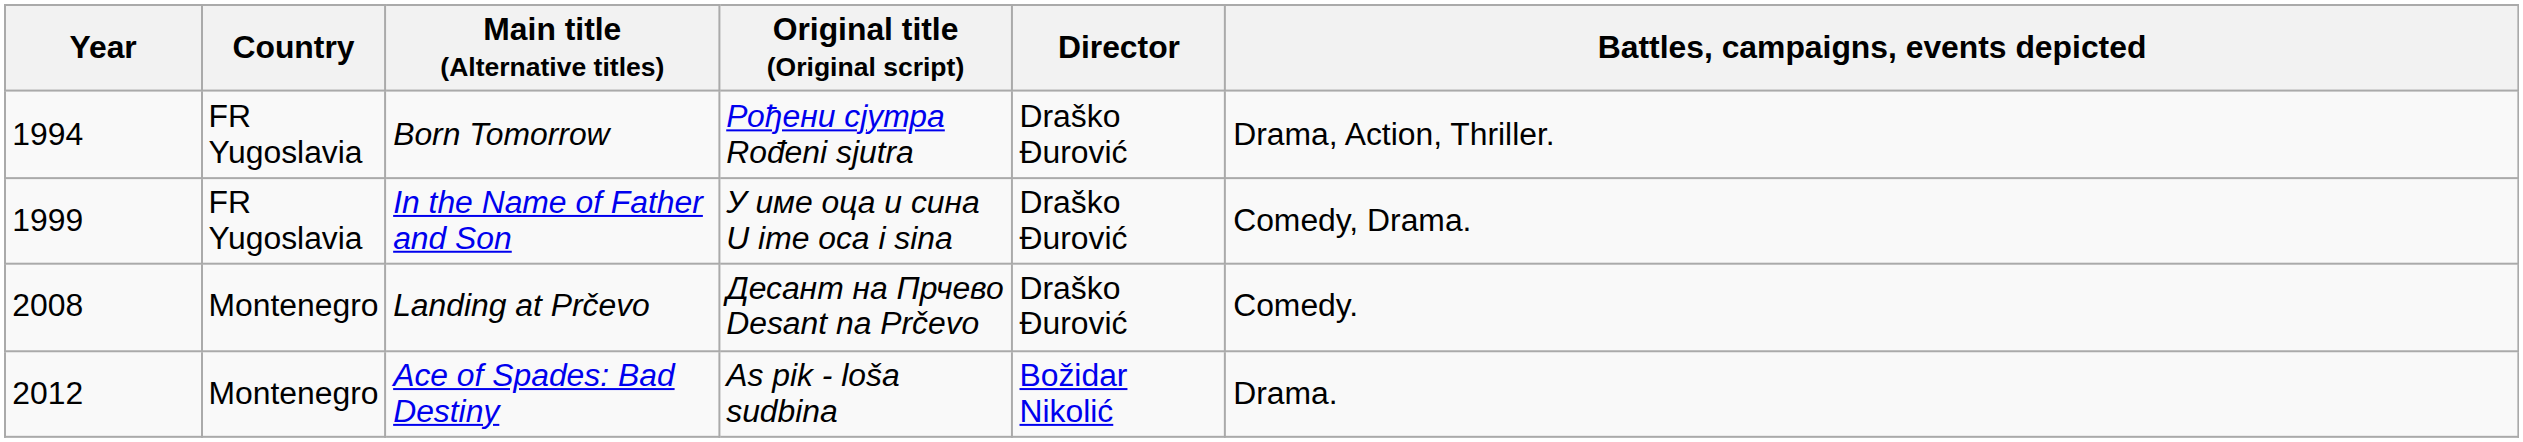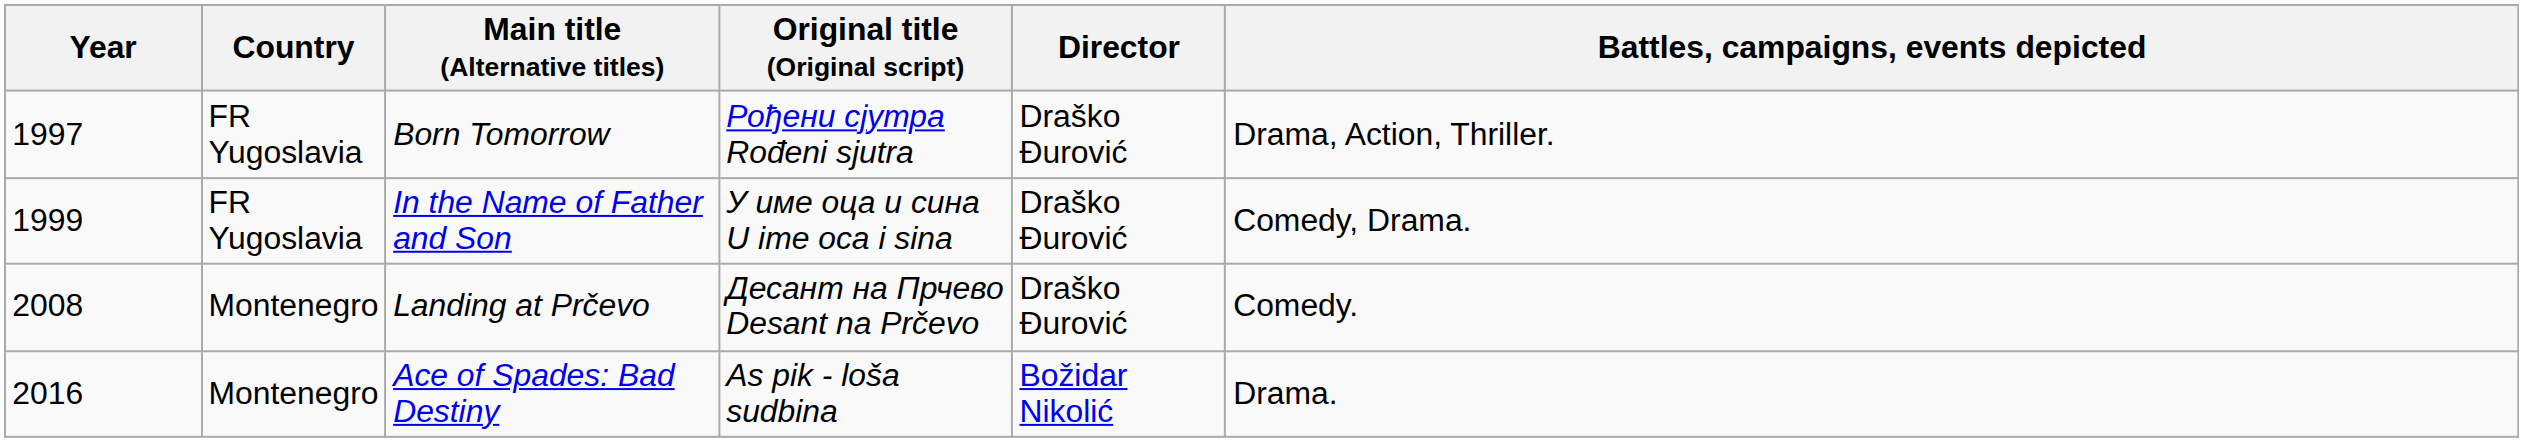(48, 133) 1994 -> (48, 133) 1997
(48, 392) 2012 -> (48, 392) 2016
